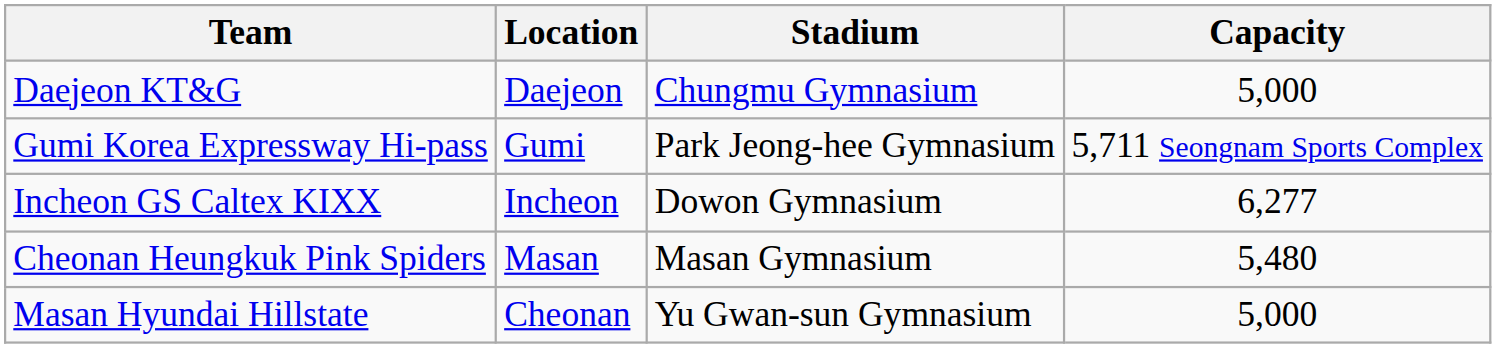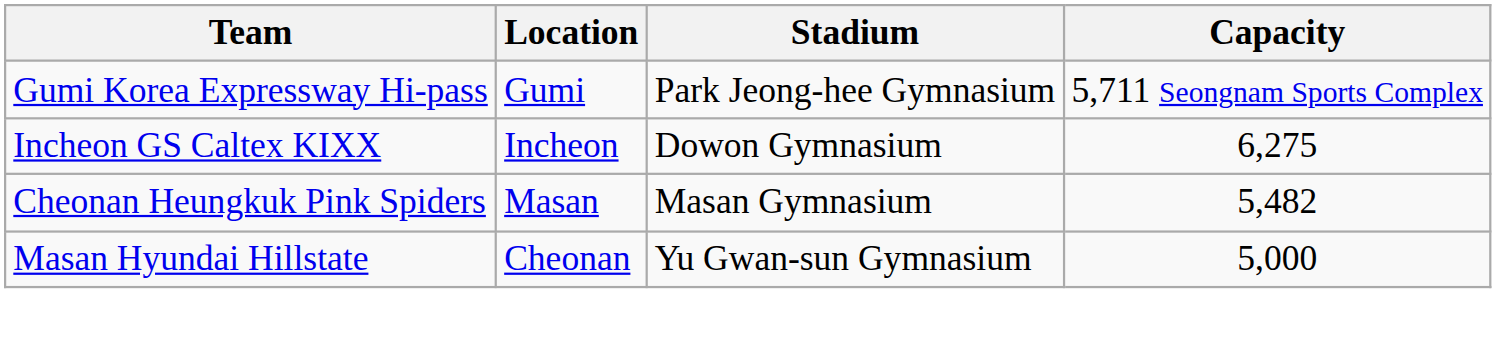- row: (127, 88)
(1277, 201) 6,277 -> (1277, 145) 6,275
(1277, 257) 5,480 -> (1277, 201) 5,482
